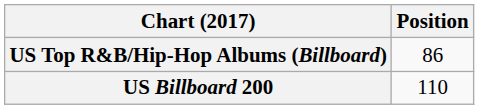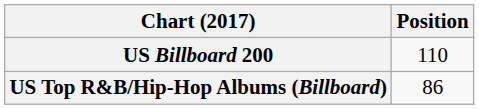rows swapped: (198, 87) <-> (198, 54)
